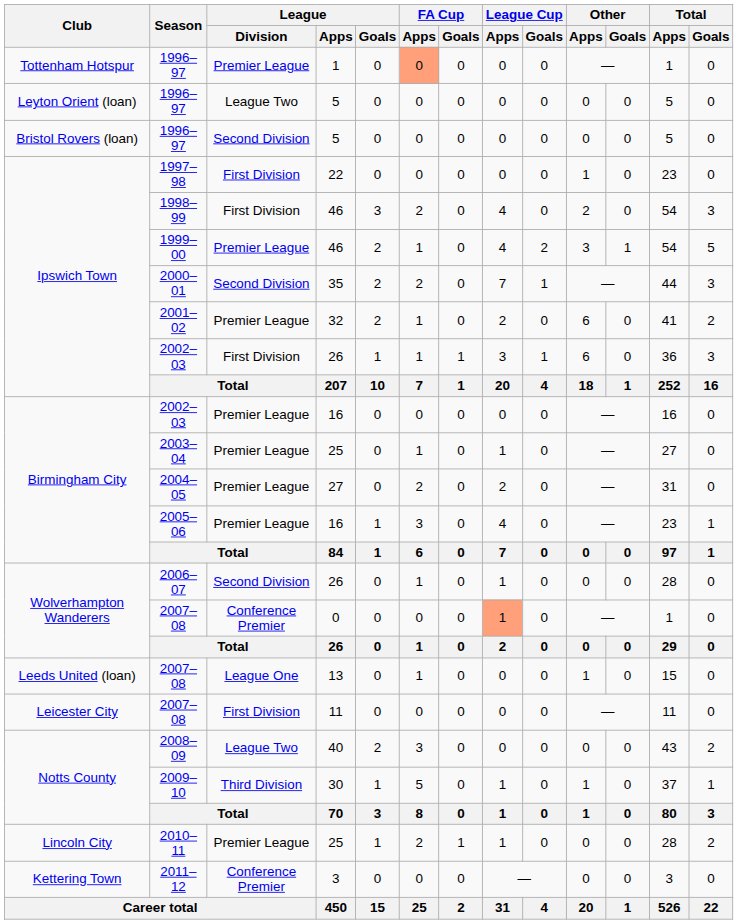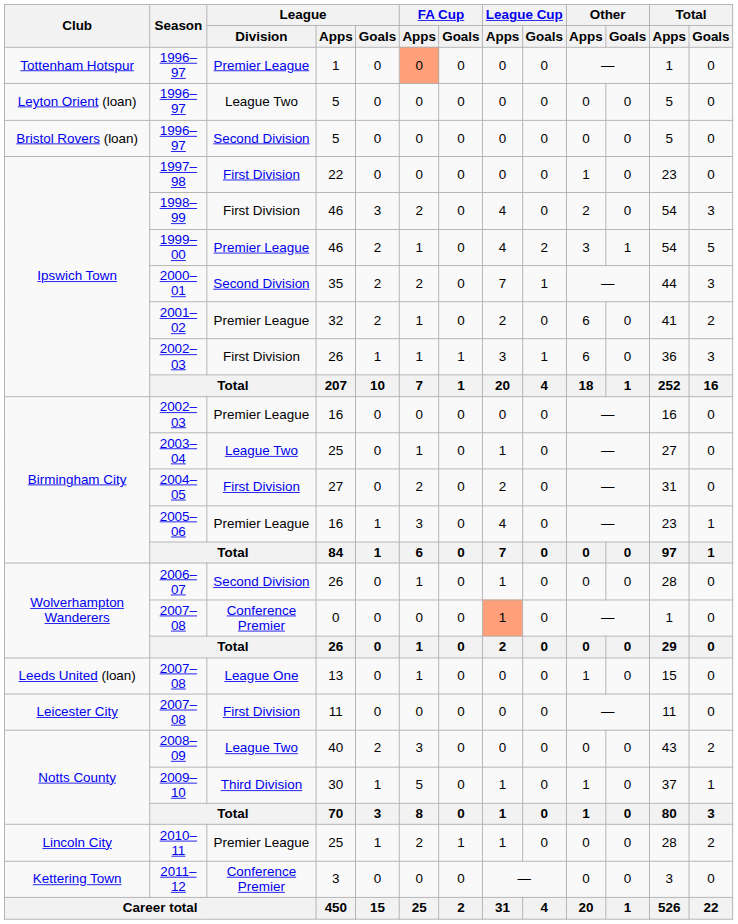(261, 451) Premier League -> (261, 451) League Two
(261, 487) Premier League -> (261, 487) First Division
